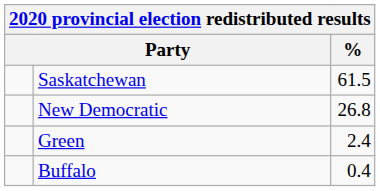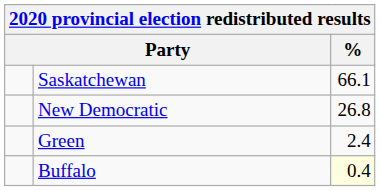(354, 79) 61.5 -> (354, 79) 66.1
(359, 170) no background -> (359, 170) lightyellow background
